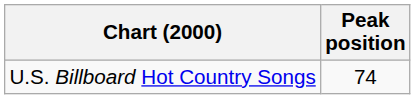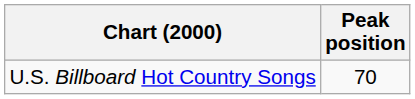(365, 76) 74 -> (365, 76) 70
